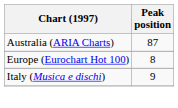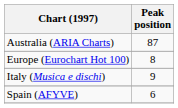+ row: (42, 94)
